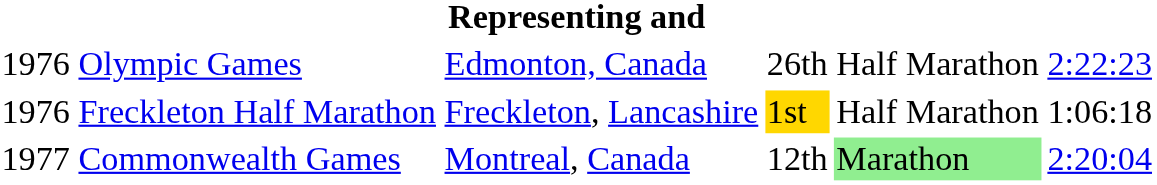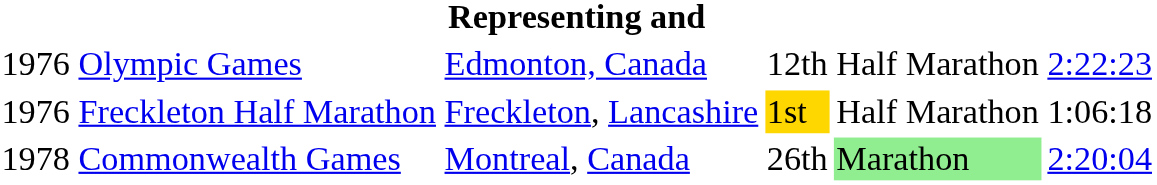(797, 64) 26th -> (797, 64) 12th
(36, 158) 1977 -> (36, 158) 1978
(797, 158) 12th -> (797, 158) 26th
